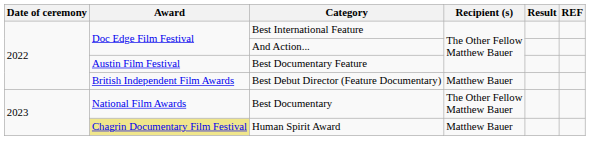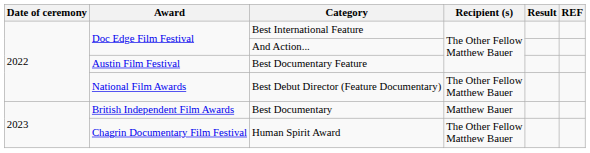(163, 81) British Independent Film Awards -> (139, 87) National Film Awards
(479, 81) Matthew Bauer -> (484, 87) The Other Fellow Matthew Bauer
(139, 104) National Film Awards -> (163, 110) British Independent Film Awards
(484, 104) The Other Fellow Matthew Bauer -> (479, 110) Matthew Bauer
(169, 127) khaki background -> (169, 133) no background
(479, 127) Matthew Bauer -> (484, 133) The Other Fellow Matthew Bauer
